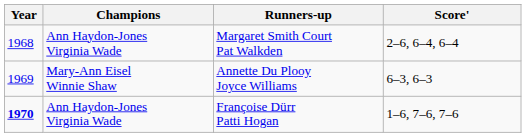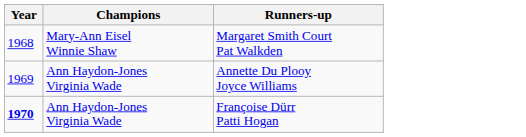- column: (452, 14)
(97, 43) Ann Haydon-Jones Virginia Wade -> (89, 43) Mary-Ann Eisel Winnie Shaw
(89, 78) Mary-Ann Eisel Winnie Shaw -> (97, 78) Ann Haydon-Jones Virginia Wade
